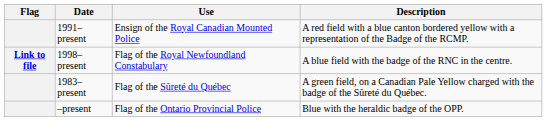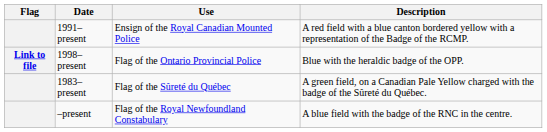(180, 60) Flag of the Royal Newfoundland Constabulary -> (188, 60) Flag of the Ontario Provincial Police
(407, 60) A blue field with the badge of the RNC in the centre. -> (383, 60) Blue with the heraldic badge of the OPP.
(188, 108) Flag of the Ontario Provincial Police -> (180, 114) Flag of the Royal Newfoundland Constabulary
(383, 108) Blue with the heraldic badge of the OPP. -> (407, 114) A blue field with the badge of the RNC in the centre.
